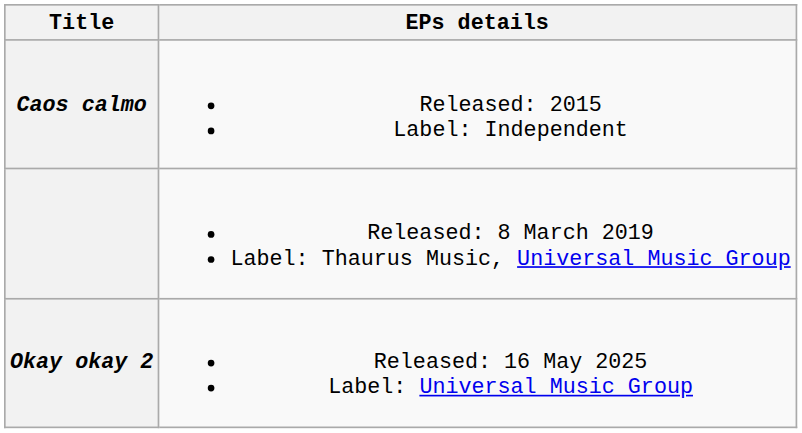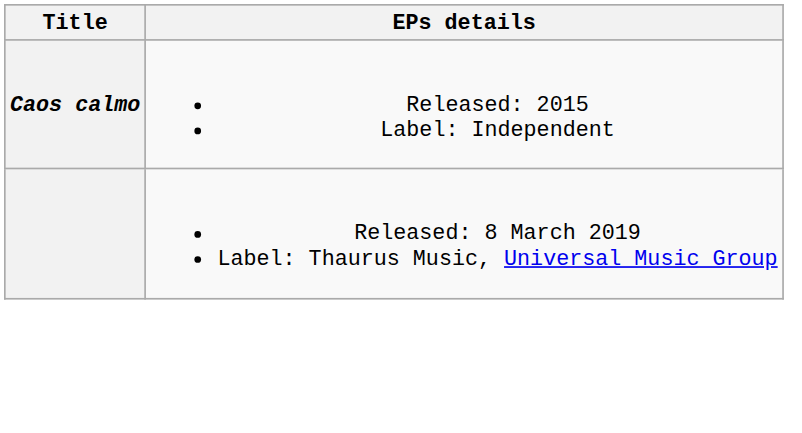- row: (82, 362)
